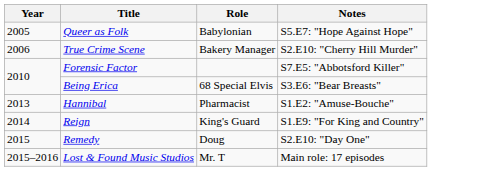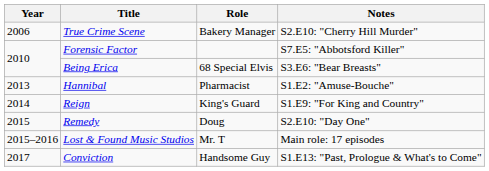- row: (96, 31)
+ row: (88, 157)
